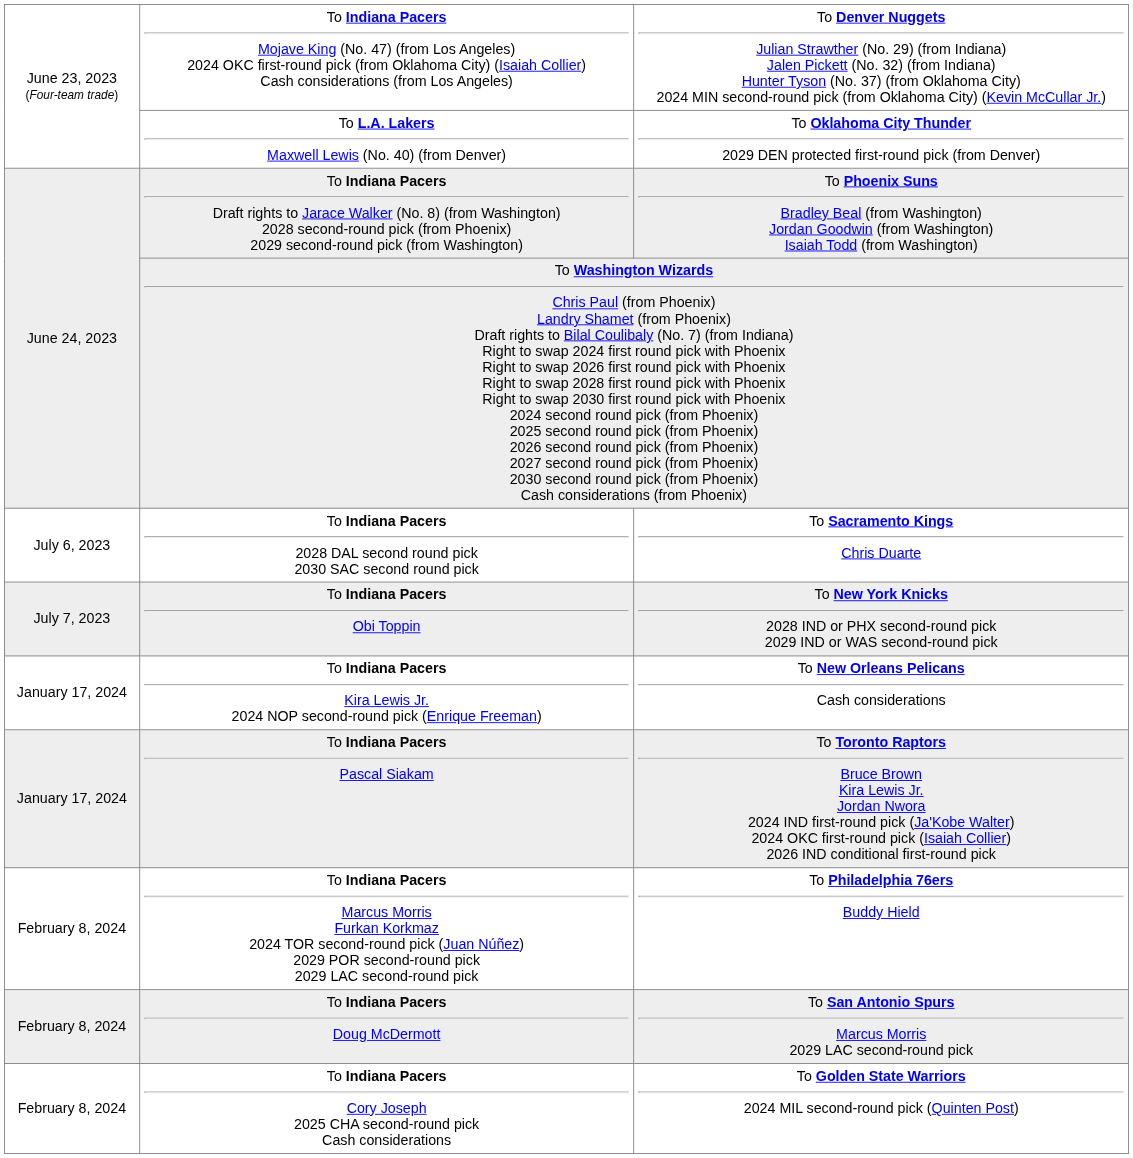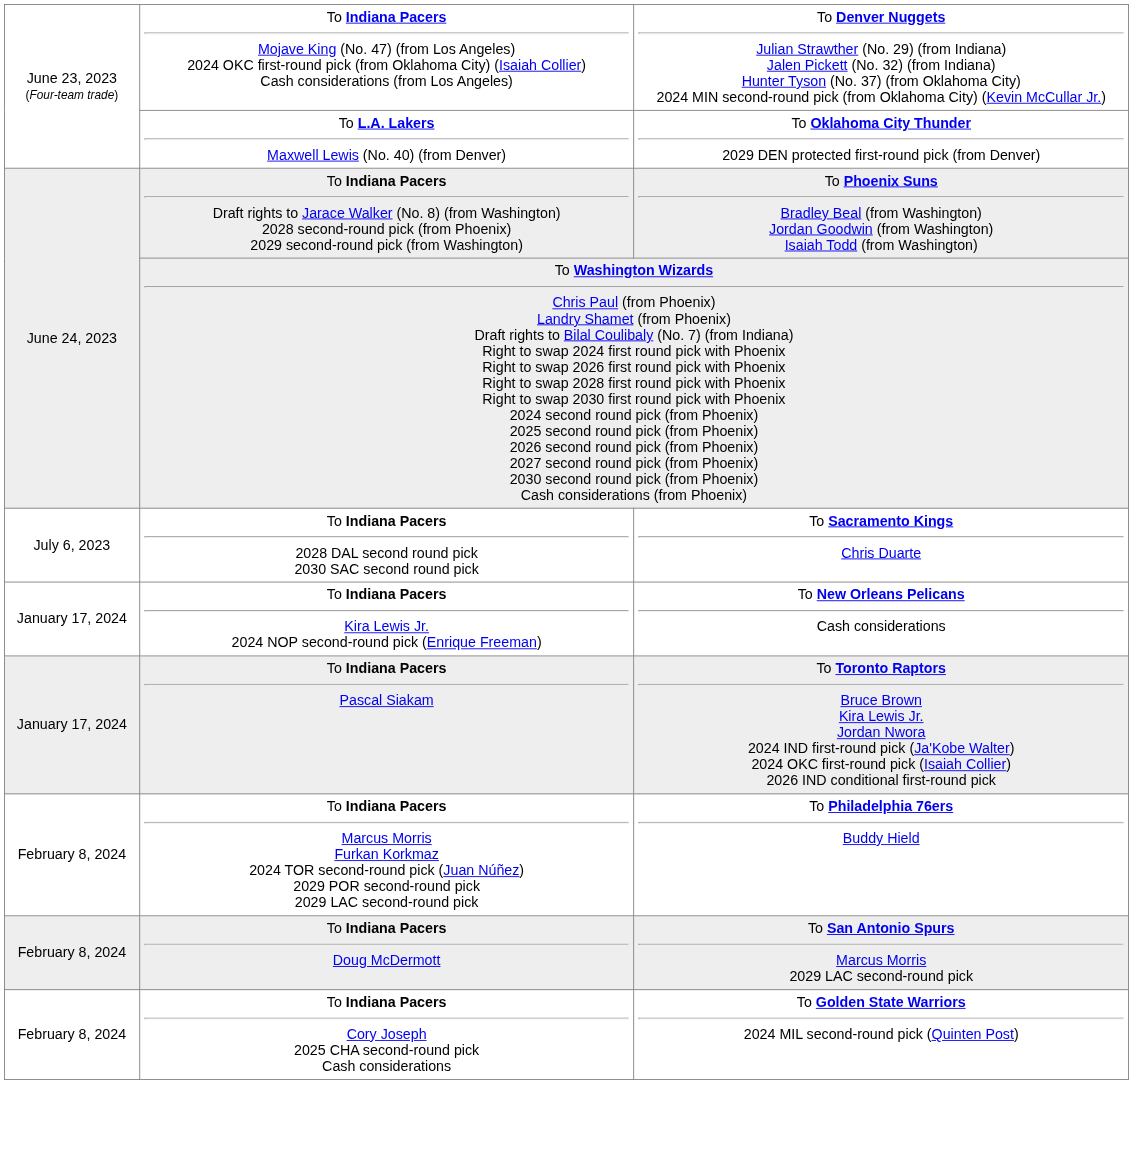- row: (387, 611)
